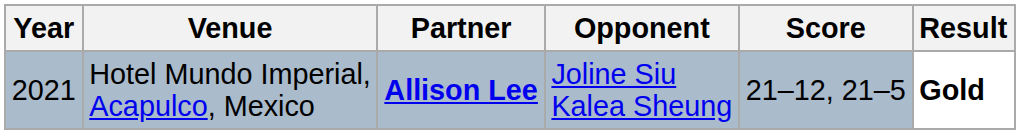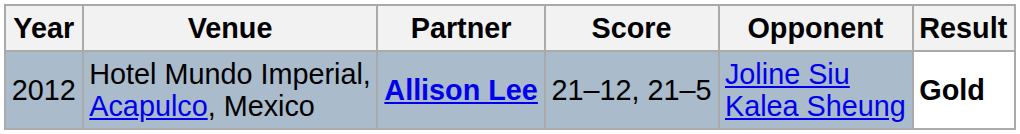columns swapped: (642, 28) <-> (826, 28)
(44, 90) 2021 -> (44, 90) 2012
